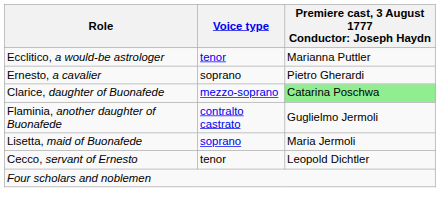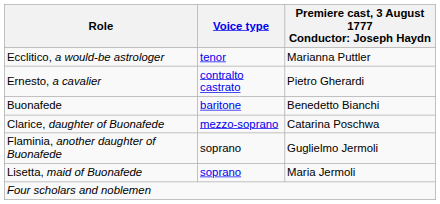(221, 75) soprano -> (222, 81) contralto castrato
+ row: (34, 105)
(333, 93) lightgreen background -> (333, 123) no background
(222, 117) contralto castrato -> (221, 148) soprano
- row: (72, 159)
